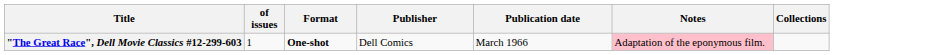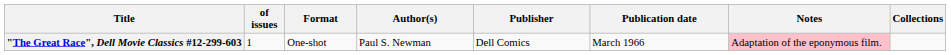+ column: (415, 19)
(308, 42) bold -> (307, 42) normal
